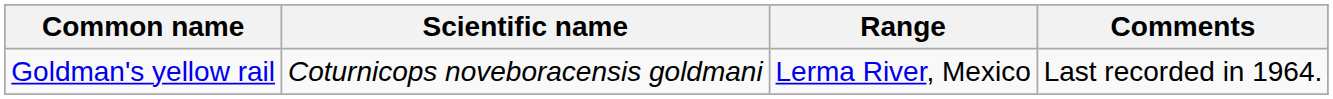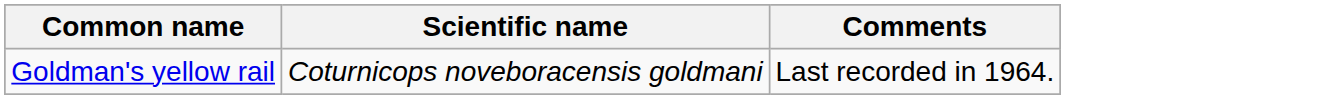- column: (903, 26)
